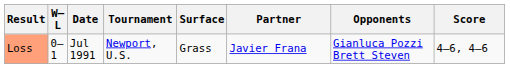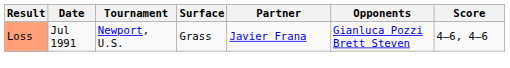- column: (58, 19)
